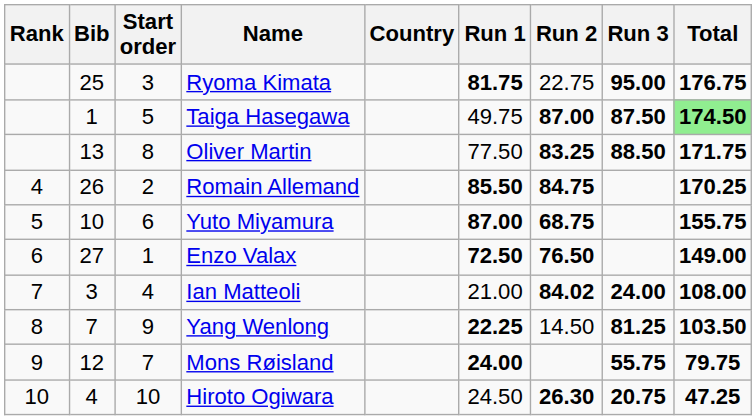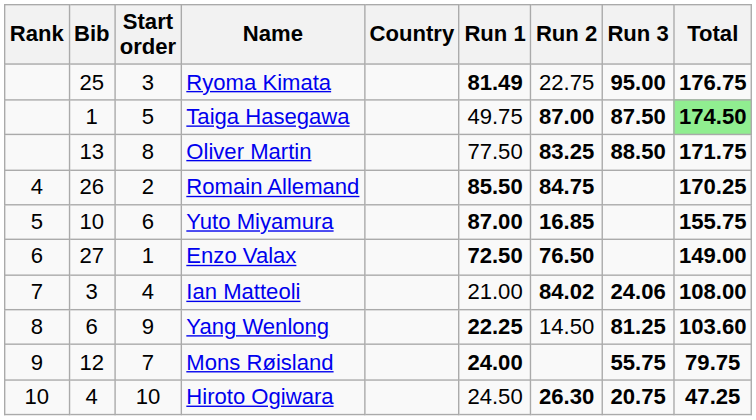(495, 81) 81.75 -> (495, 81) 81.49
(567, 221) 68.75 -> (567, 221) 16.85
(638, 291) 24.00 -> (638, 291) 24.06
(92, 326) 7 -> (92, 326) 6
(713, 326) 103.50 -> (713, 326) 103.60
